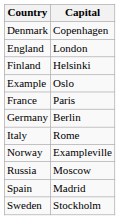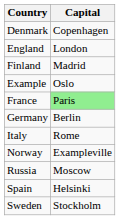(72, 65) Helsinki -> (69, 65) Madrid
(64, 100) no background -> (64, 100) lightgreen background
(69, 188) Madrid -> (72, 188) Helsinki
